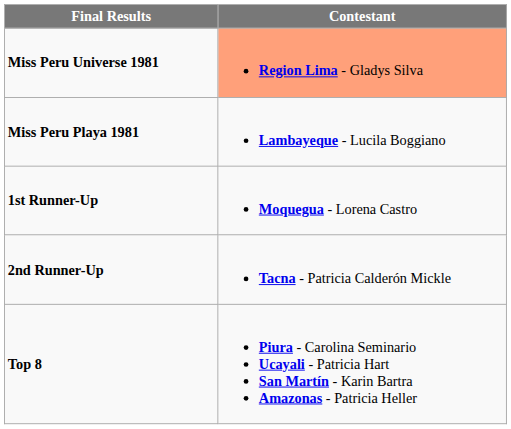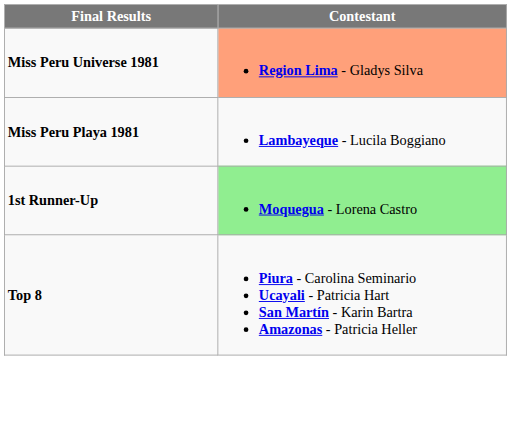(362, 209) no background -> (362, 209) lightgreen background
- row: (56, 269)
